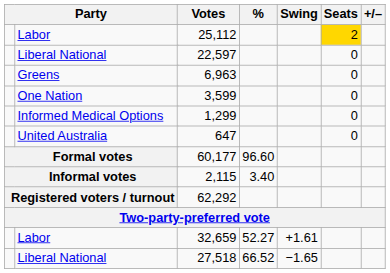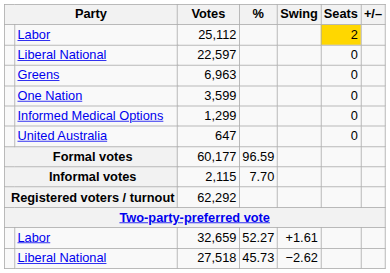(258, 156) 96.60 -> (258, 156) 96.59
(262, 177) 3.40 -> (262, 177) 7.70
(258, 258) 66.52 -> (258, 258) 45.73
(302, 258) −1.65 -> (302, 258) −2.62
